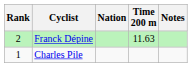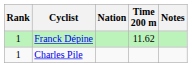(18, 39) 2 -> (18, 39) 1
(144, 39) 11.63 -> (144, 39) 11.62
